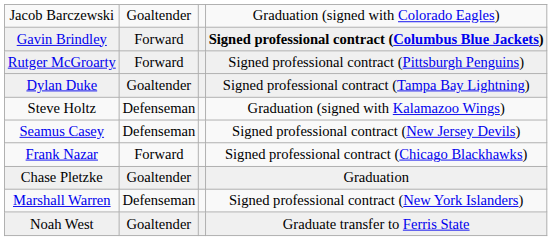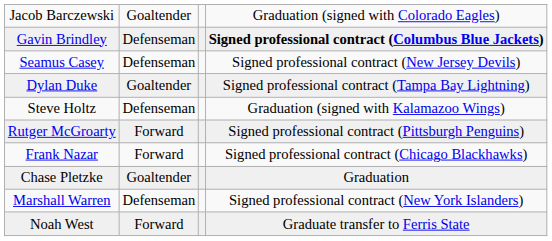(159, 39) Forward -> (159, 39) Defenseman
rows swapped: (62, 131) <-> (62, 62)
(159, 223) Goaltender -> (159, 223) Forward
